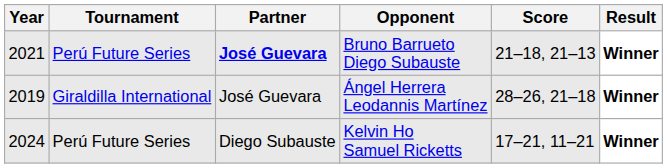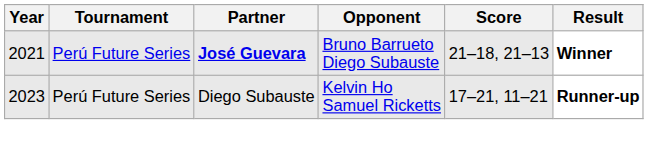- row: (415, 97)
(27, 141) 2024 -> (27, 97) 2023
(631, 141) Winner -> (598, 97) Runner-up
